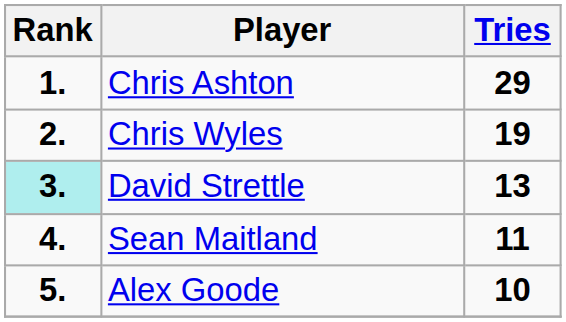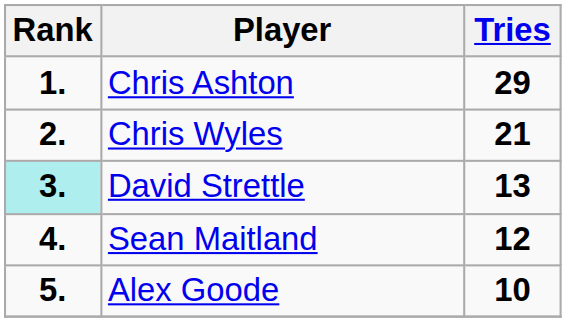(513, 134) 19 -> (513, 134) 21
(513, 238) 11 -> (513, 238) 12
